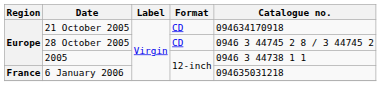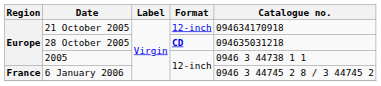(178, 27) CD -> (192, 27) 12-inch
(178, 42) normal -> (178, 42) bold
(295, 42) 0946 3 44745 2 8 / 3 44745 2 -> (250, 42) 094635031218
(250, 73) 094635031218 -> (295, 73) 0946 3 44745 2 8 / 3 44745 2
